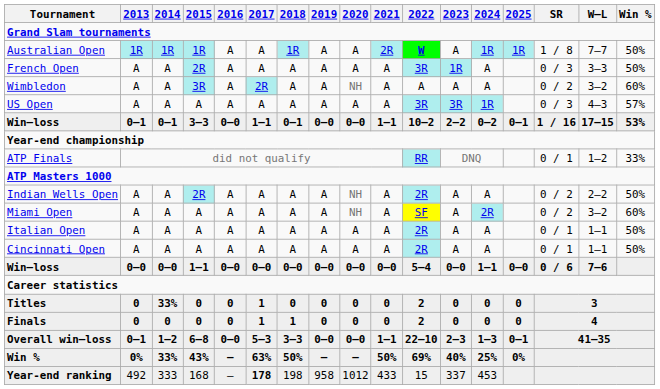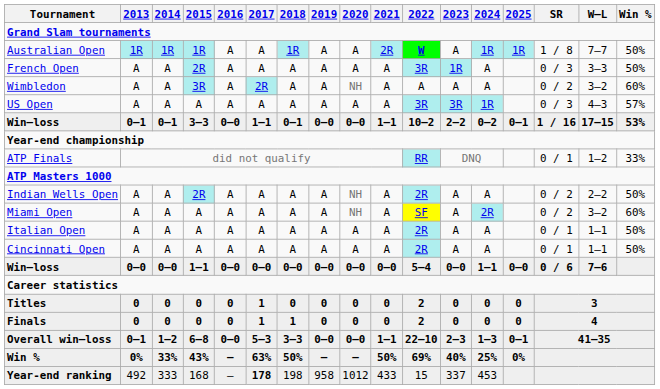(168, 302) 33% -> (168, 302) 0
